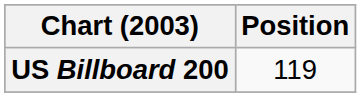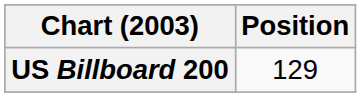(295, 69) 119 -> (295, 69) 129
